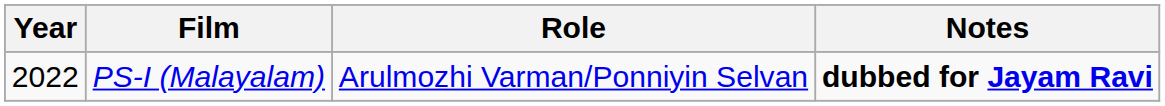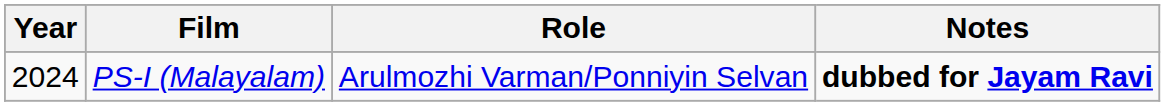(45, 76) 2022 -> (45, 76) 2024
